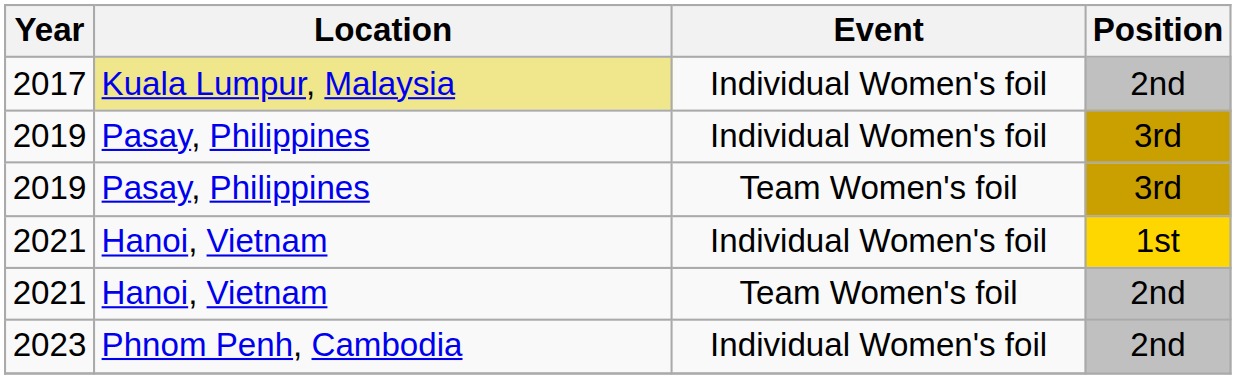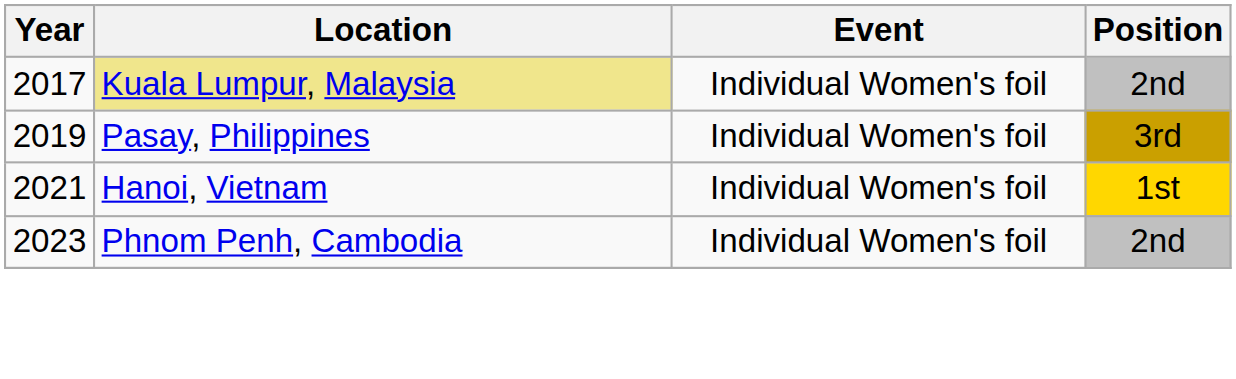- row: (50, 188)
- row: (50, 293)
